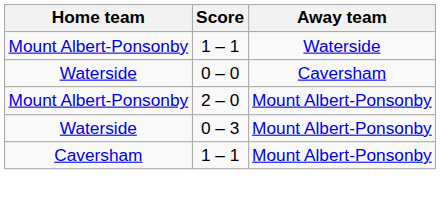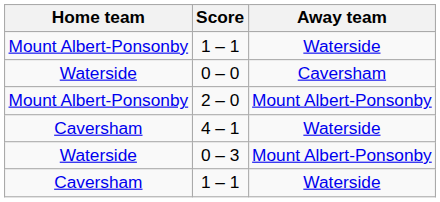+ row: (98, 127)
(342, 155) Mount Albert-Ponsonby -> (342, 182) Waterside
